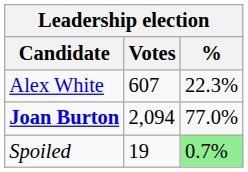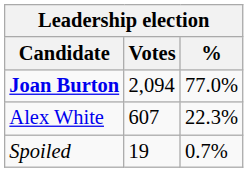rows swapped: (64, 118) <-> (57, 85)
(206, 150) lightgreen background -> (206, 150) no background
